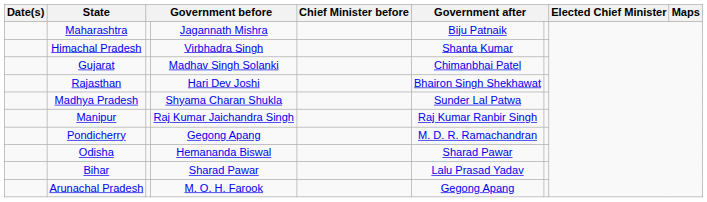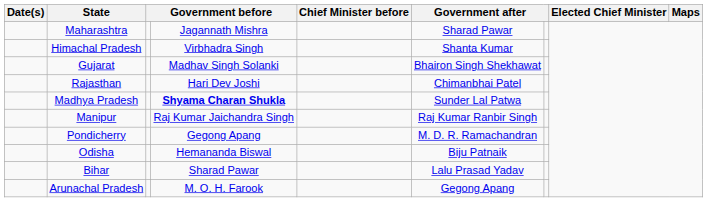(478, 30) Biju Patnaik -> (478, 30) Sharad Pawar
(478, 65) Chimanbhai Patel -> (478, 65) Bhairon Singh Shekhawat
(478, 83) Bhairon Singh Shekhawat -> (478, 83) Chimanbhai Patel
(224, 100) normal -> (224, 100) bold
(478, 153) Sharad Pawar -> (478, 153) Biju Patnaik
